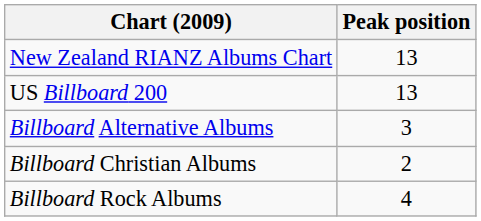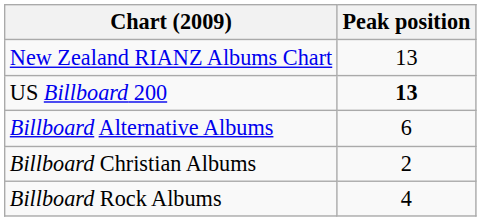(406, 92) normal -> (406, 92) bold
(406, 127) 3 -> (406, 127) 6
